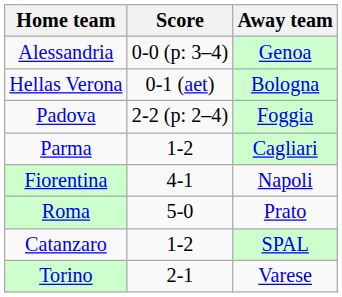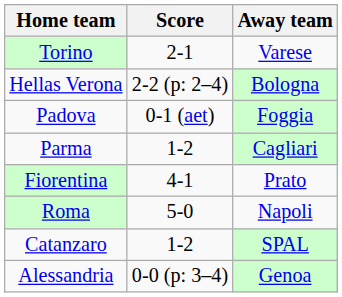rows swapped: (66, 52) <-> (66, 276)
(180, 84) 0-1 (aet) -> (180, 84) 2-2 (p: 2–4)
(180, 116) 2-2 (p: 2–4) -> (180, 116) 0-1 (aet)
(285, 180) Napoli -> (285, 180) Prato
(285, 212) Prato -> (285, 212) Napoli
